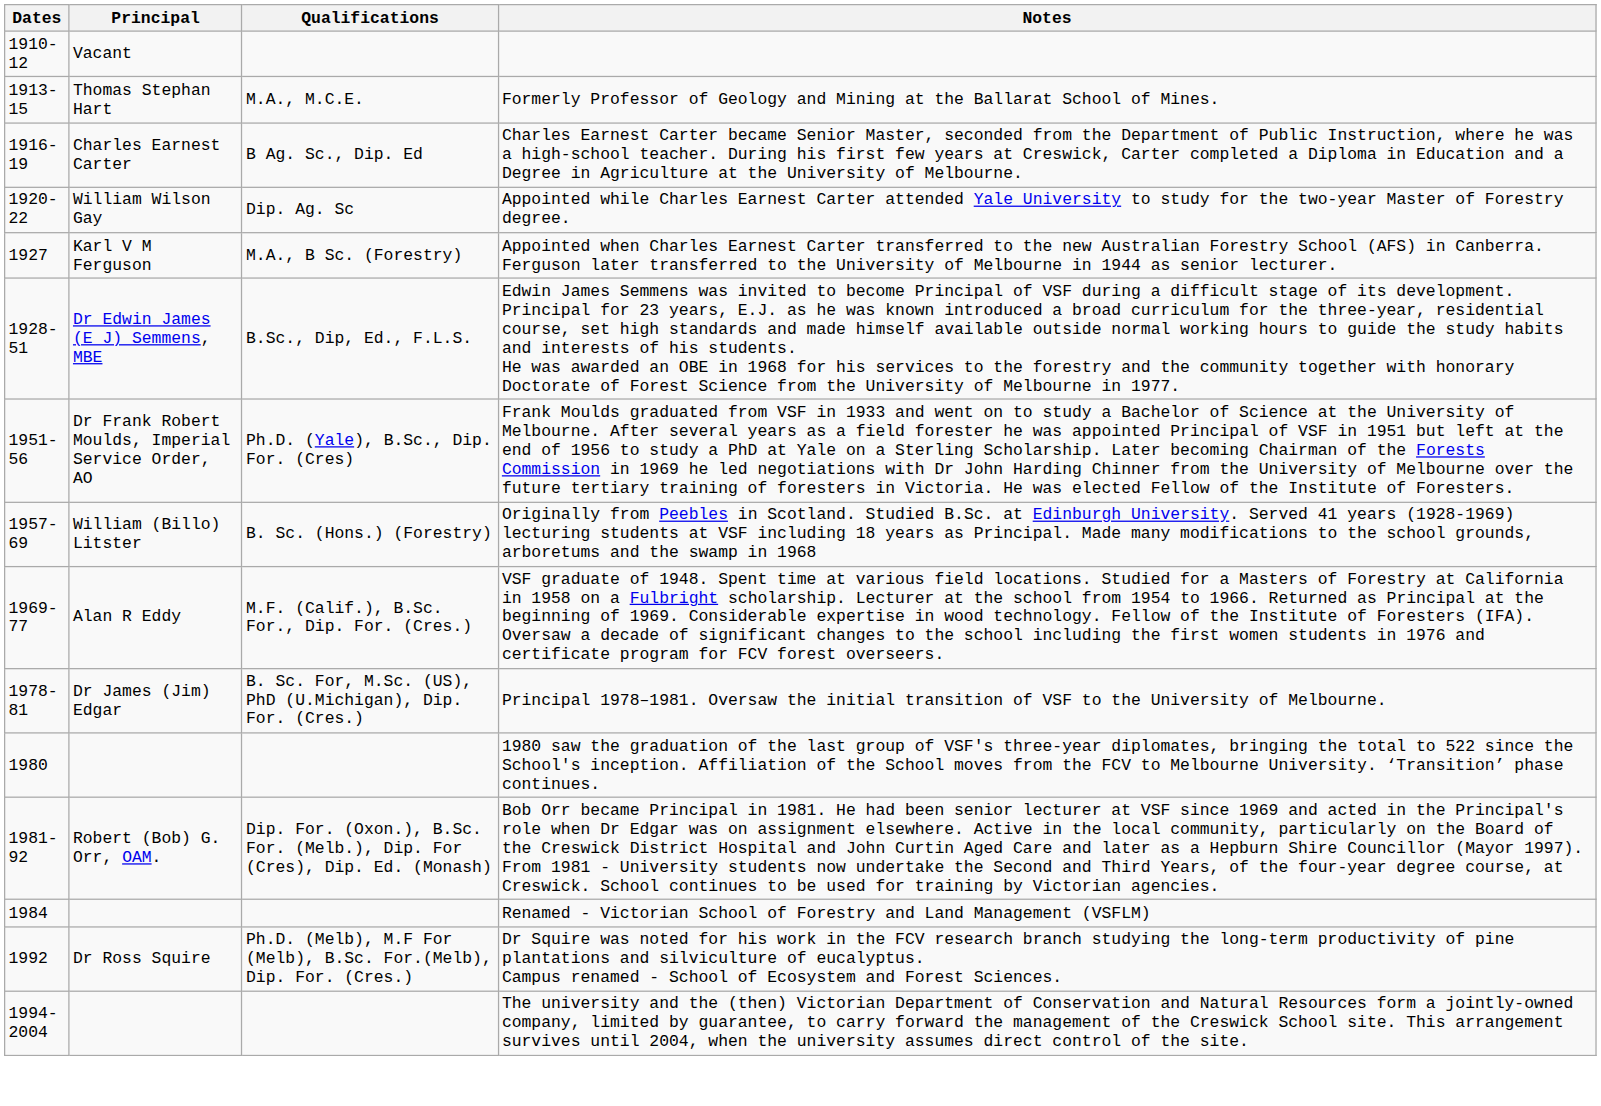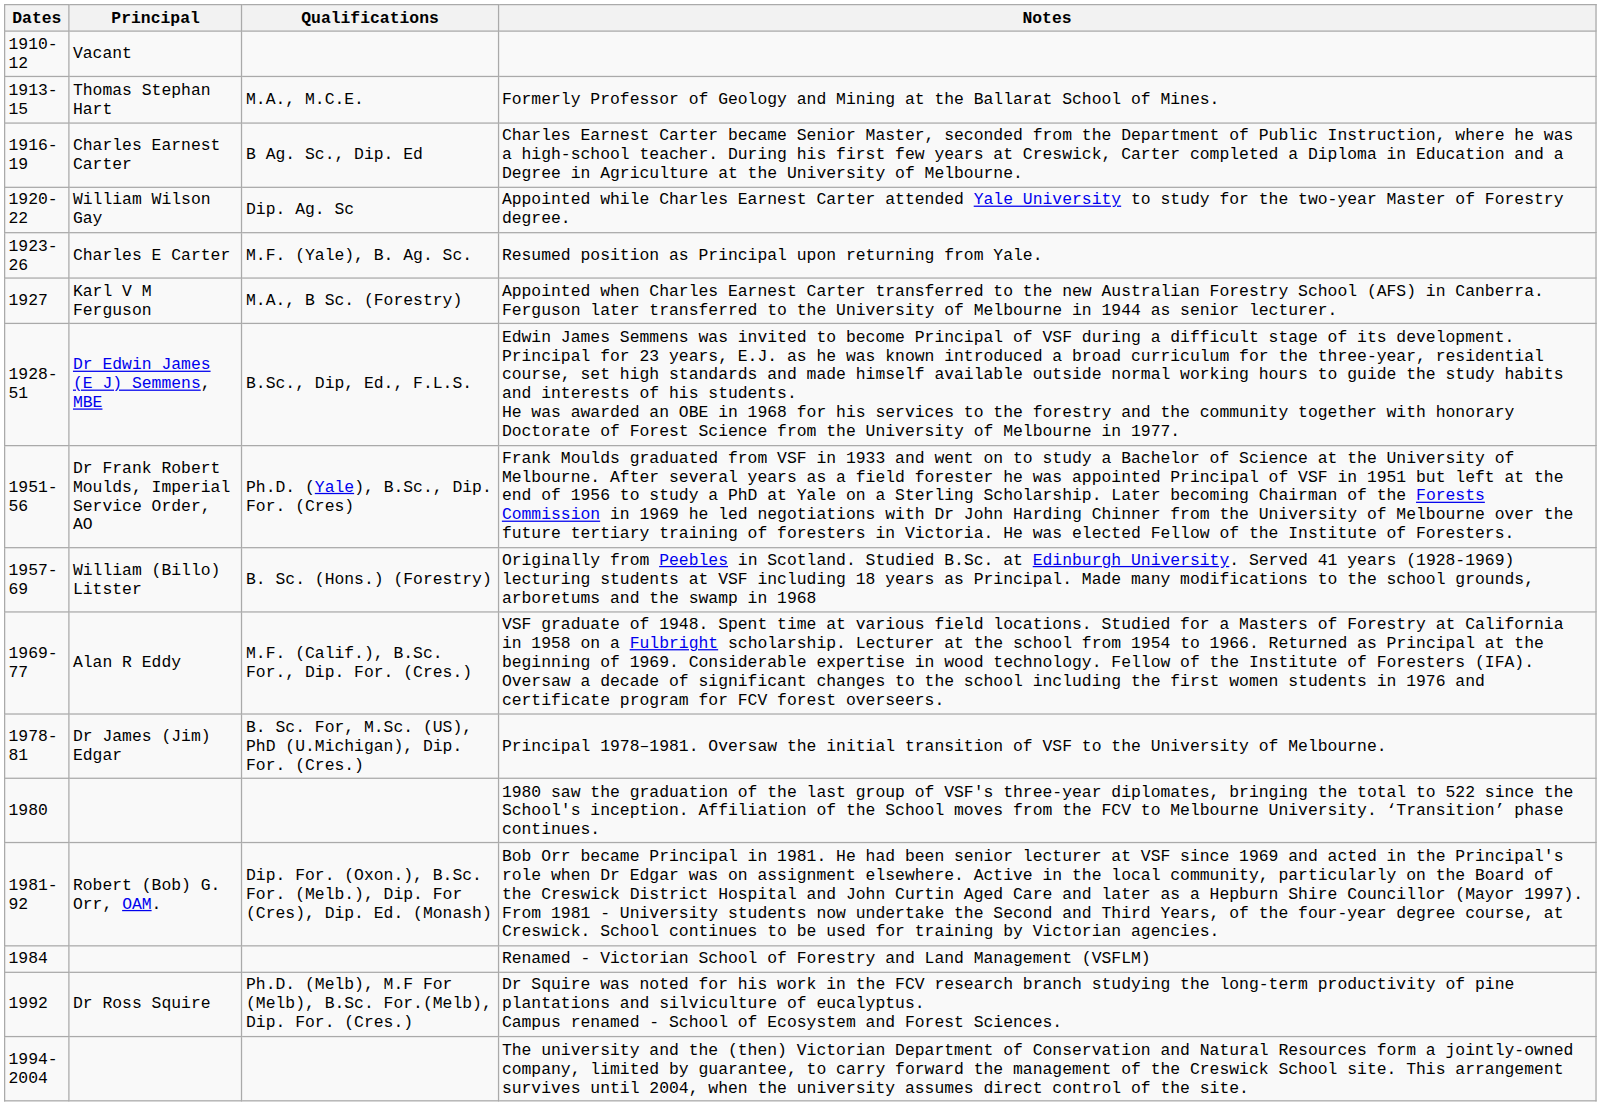+ row: (772, 255)
